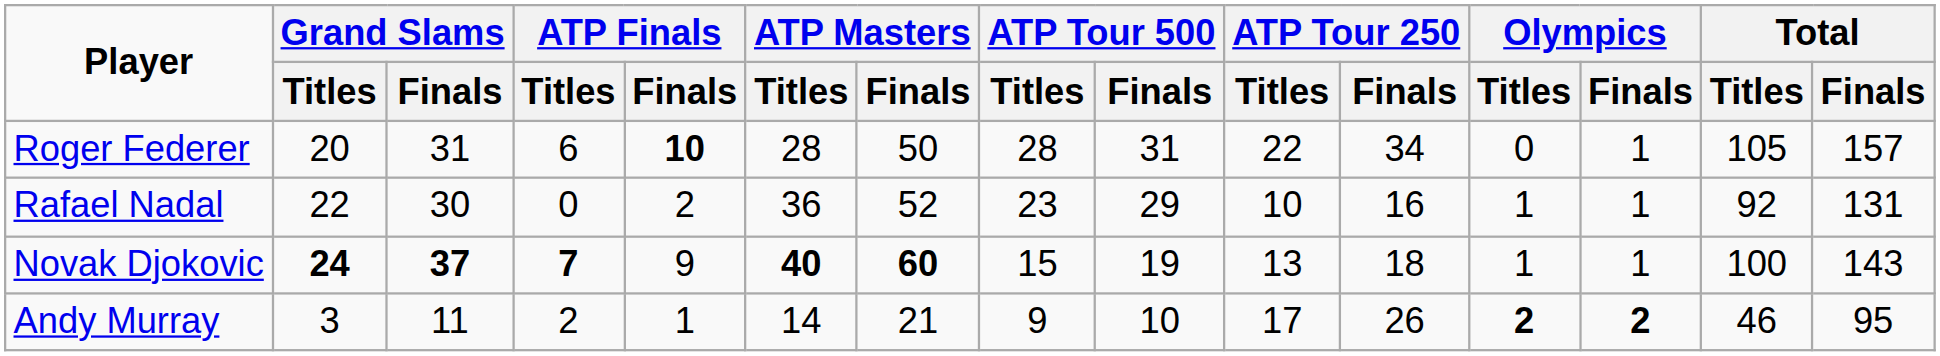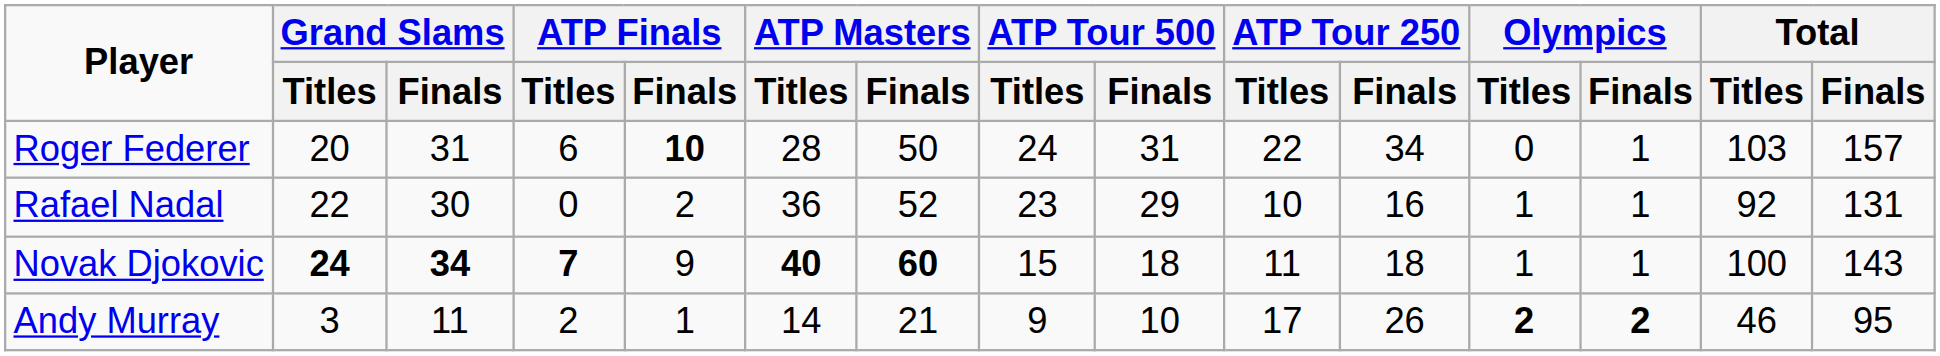(1037, 148) 28 -> (1037, 148) 24
(1757, 148) 105 -> (1757, 148) 103
(450, 263) 37 -> (450, 263) 34
(1160, 263) 19 -> (1160, 263) 18
(1282, 263) 13 -> (1282, 263) 11
